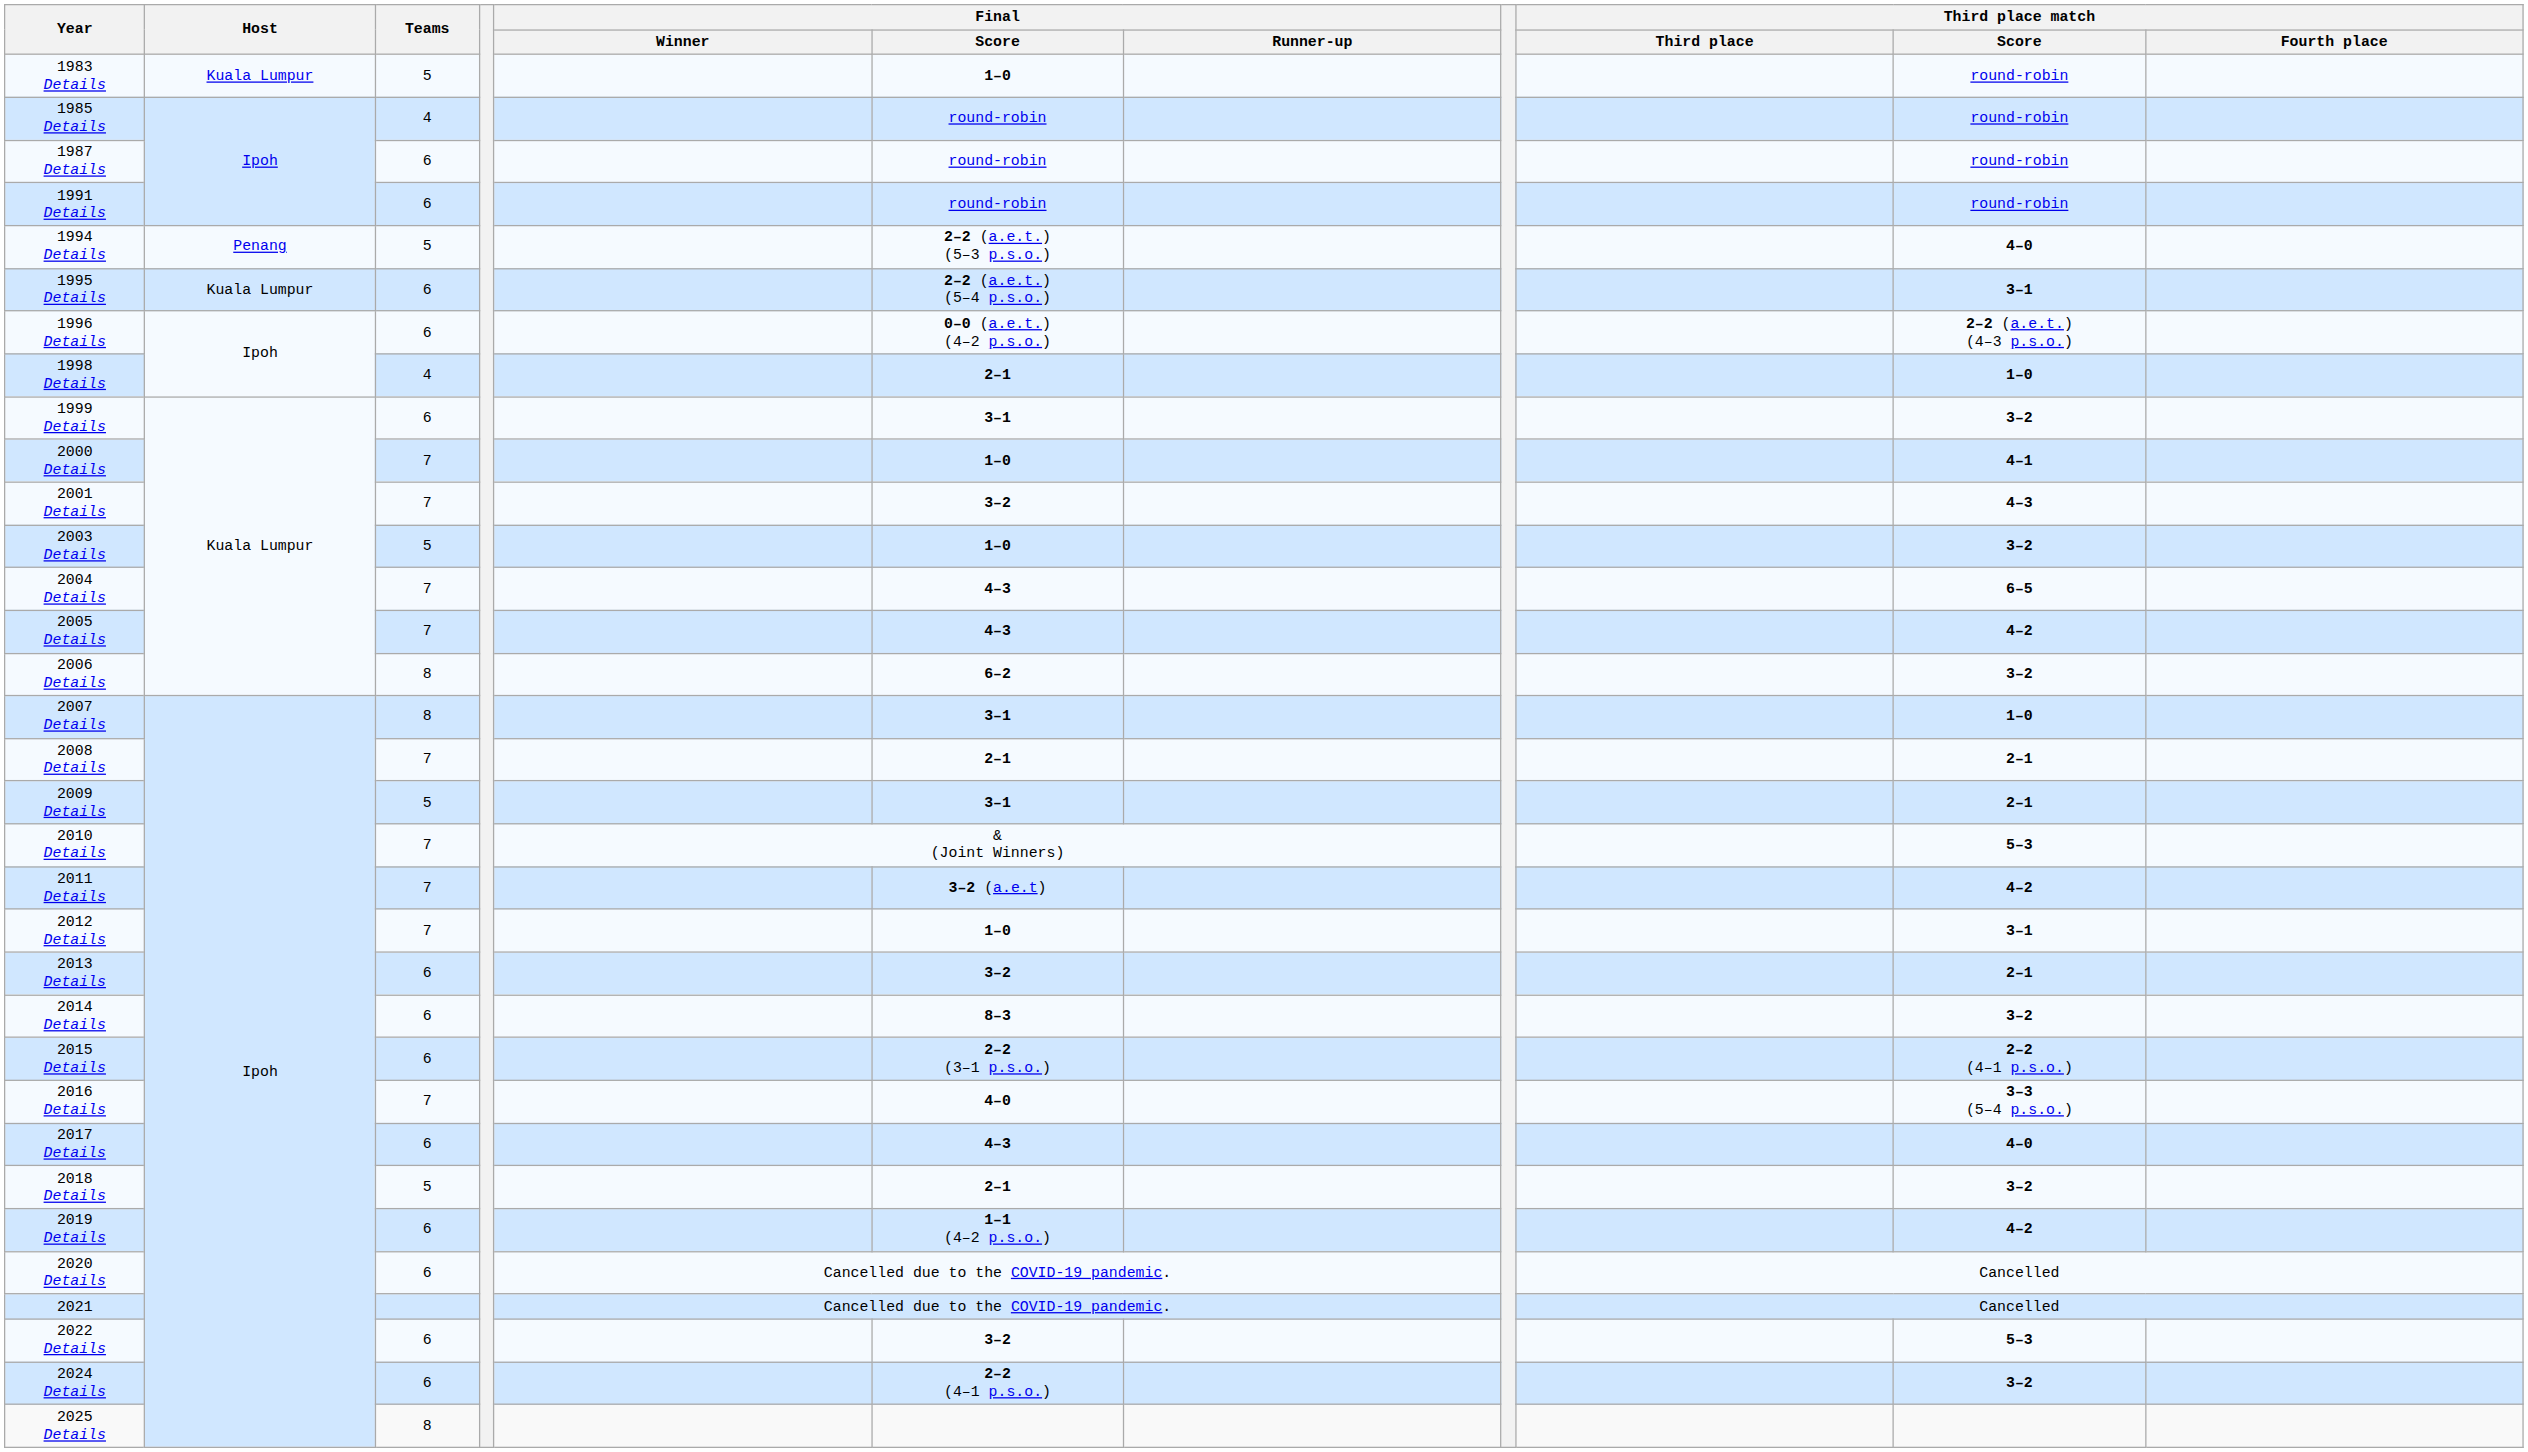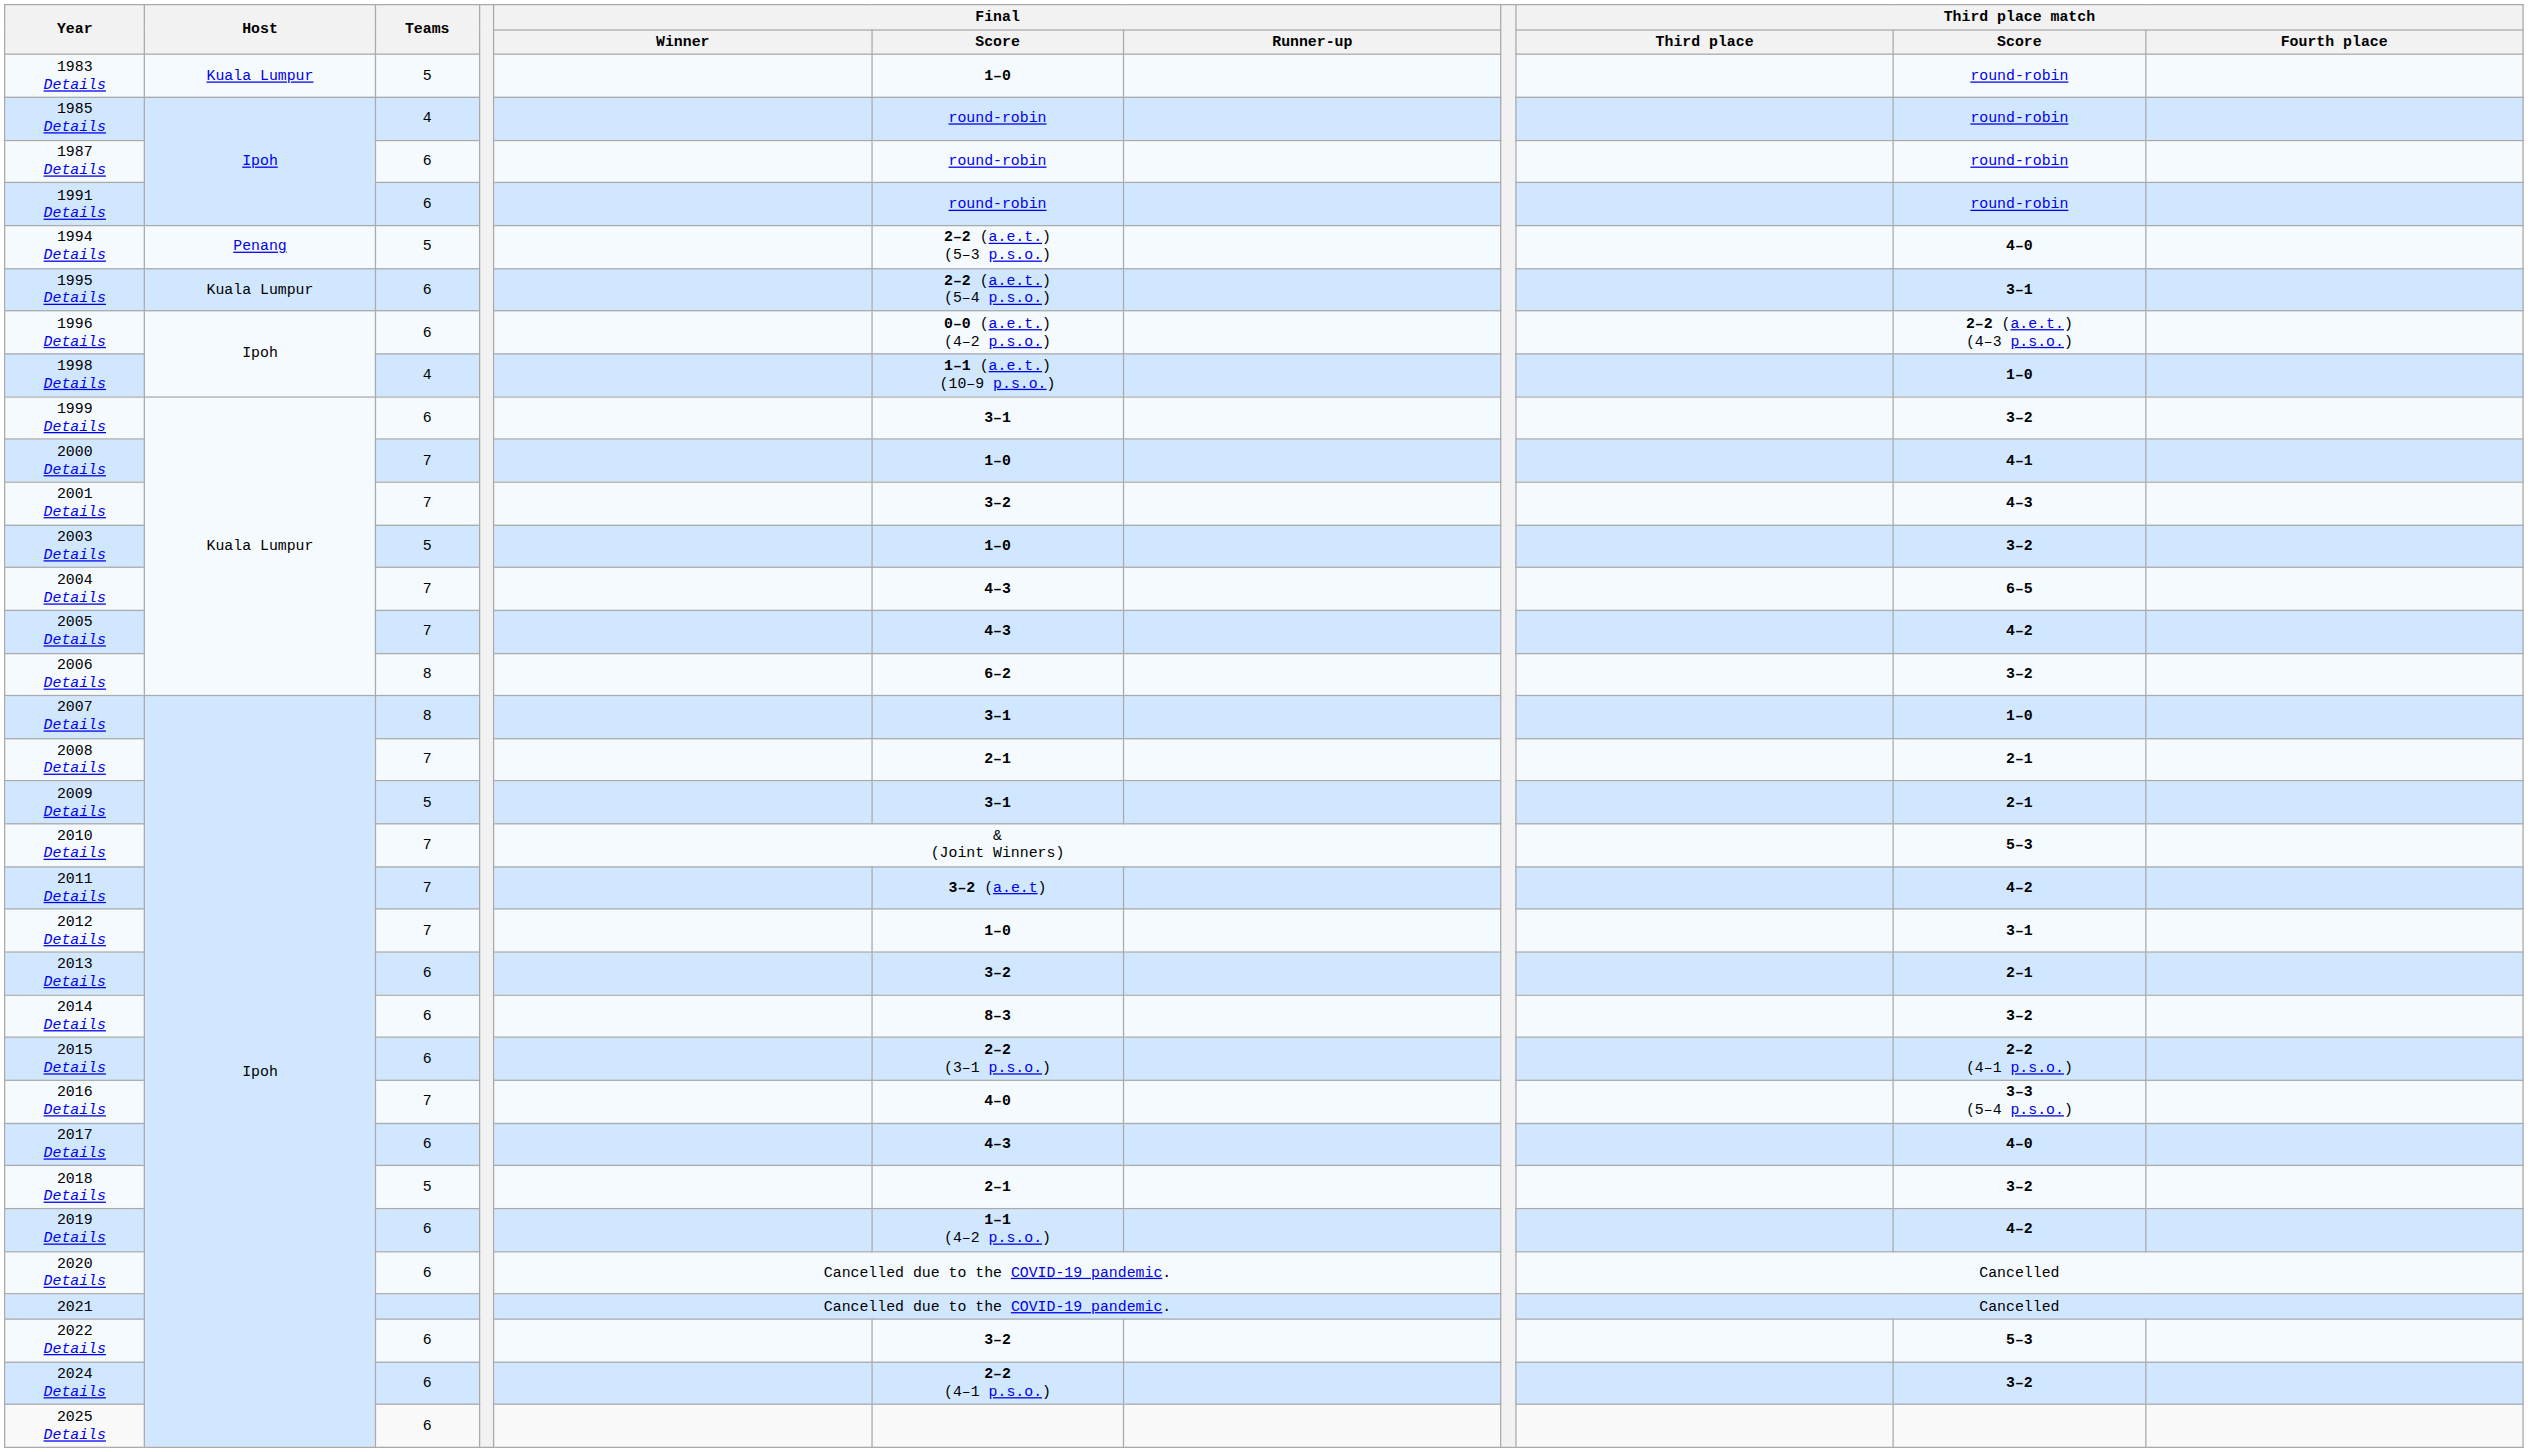(998, 375) 2–1 -> (998, 375) 1–1 (a.e.t.) (10–9 p.s.o.)
(427, 1426) 8 -> (427, 1426) 6
